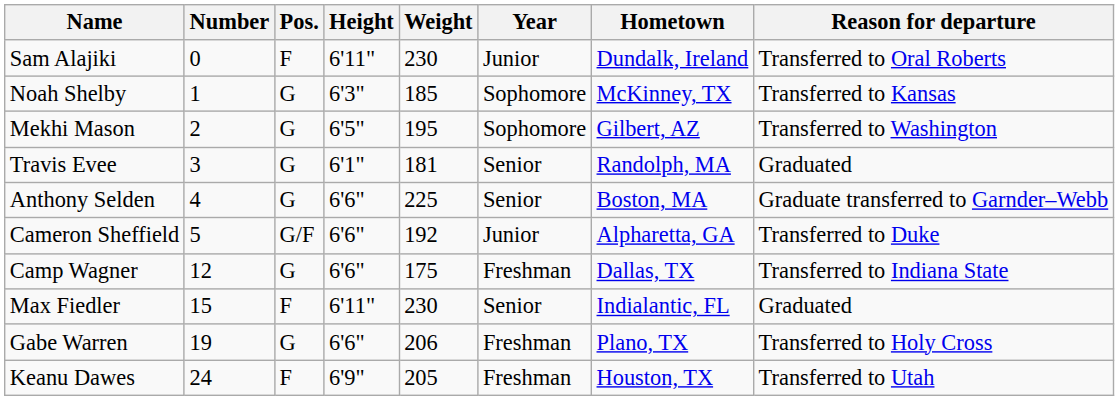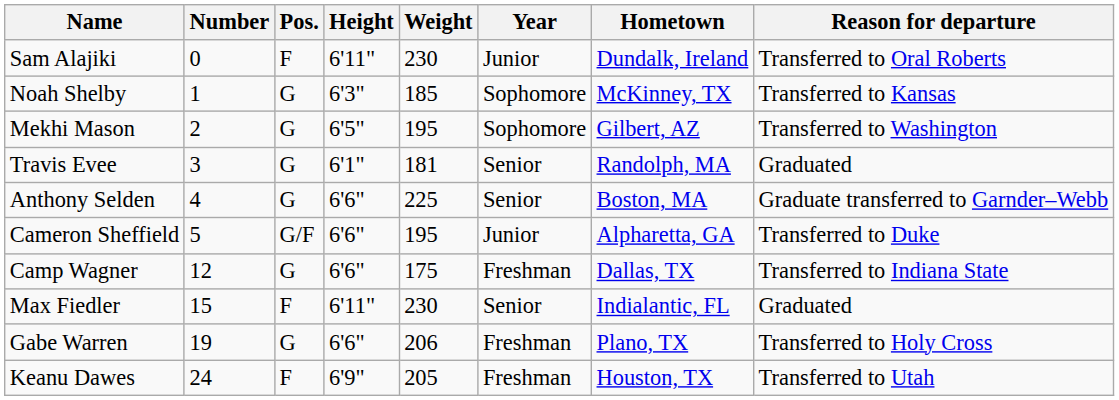(421, 235) 192 -> (421, 235) 195
